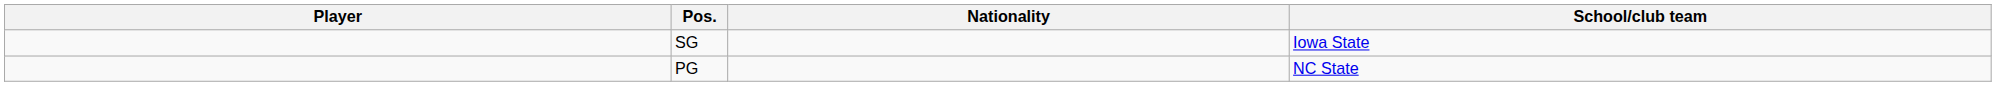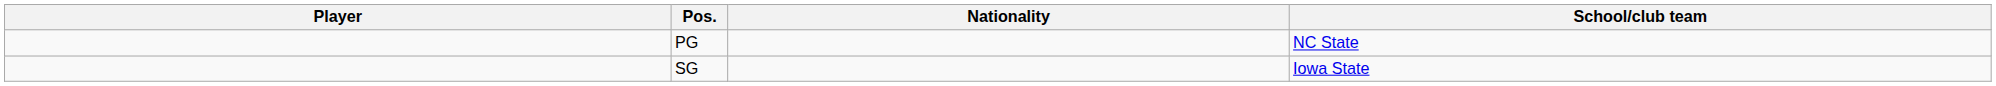rows swapped: (687, 42) <-> (687, 68)
